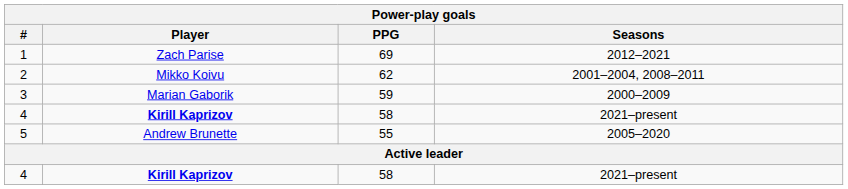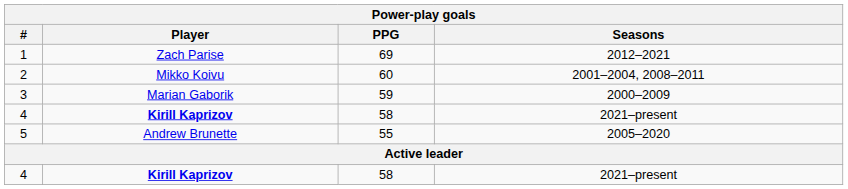(386, 75) 62 -> (386, 75) 60
